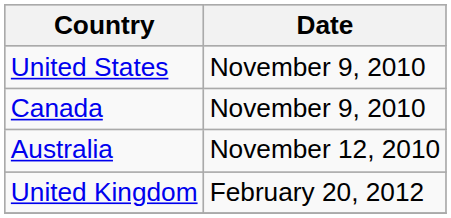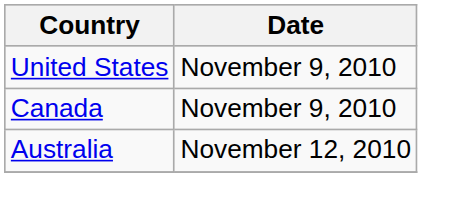- row: (104, 191)
